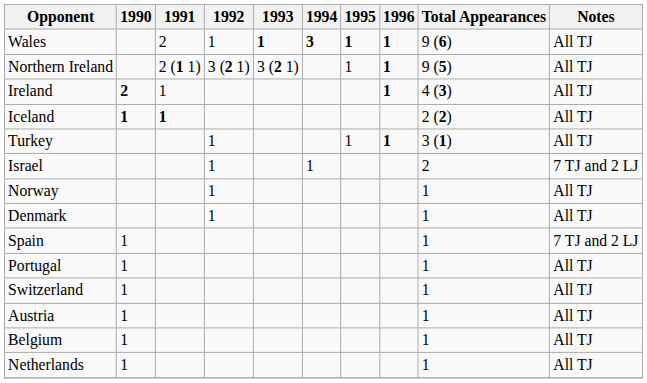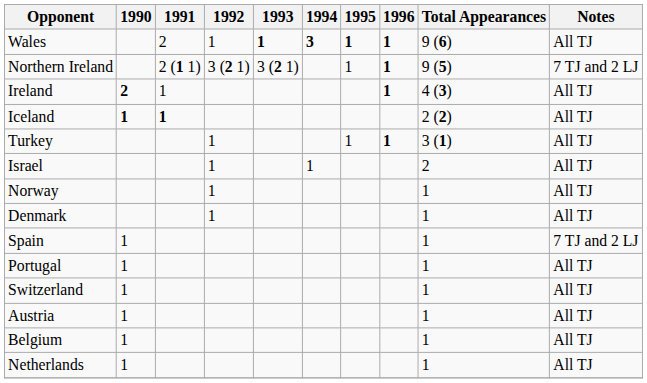(573, 66) All TJ -> (596, 66) 7 TJ and 2 LJ
(596, 166) 7 TJ and 2 LJ -> (573, 166) All TJ
